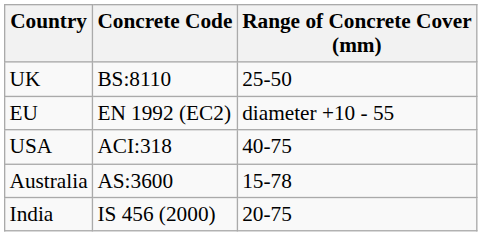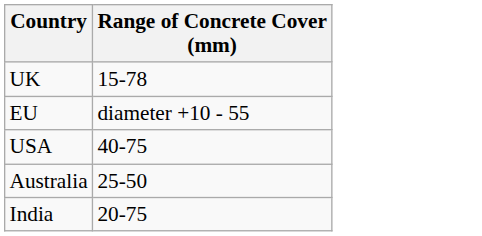- column: (165, 21)
(267, 79) 25-50 -> (122, 79) 15-78
(267, 180) 15-78 -> (122, 180) 25-50
